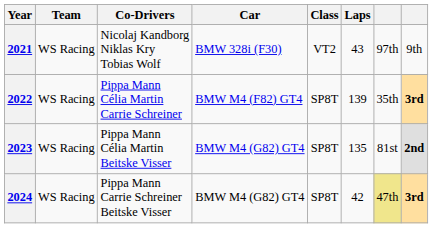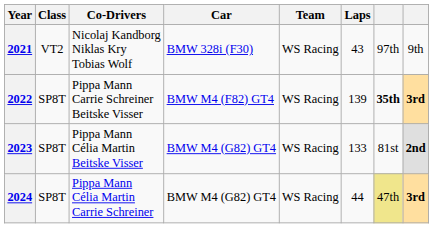columns swapped: (66, 14) <-> (324, 14)
(141, 98) Pippa Mann Célia Martin Carrie Schreiner -> (113, 98) Pippa Mann Carrie Schreiner Beitske Visser
(387, 98) normal -> (388, 98) bold
(357, 148) 135 -> (357, 148) 133
(141, 197) Pippa Mann Carrie Schreiner Beitske Visser -> (113, 197) Pippa Mann Célia Martin Carrie Schreiner
(358, 197) 42 -> (358, 197) 44
